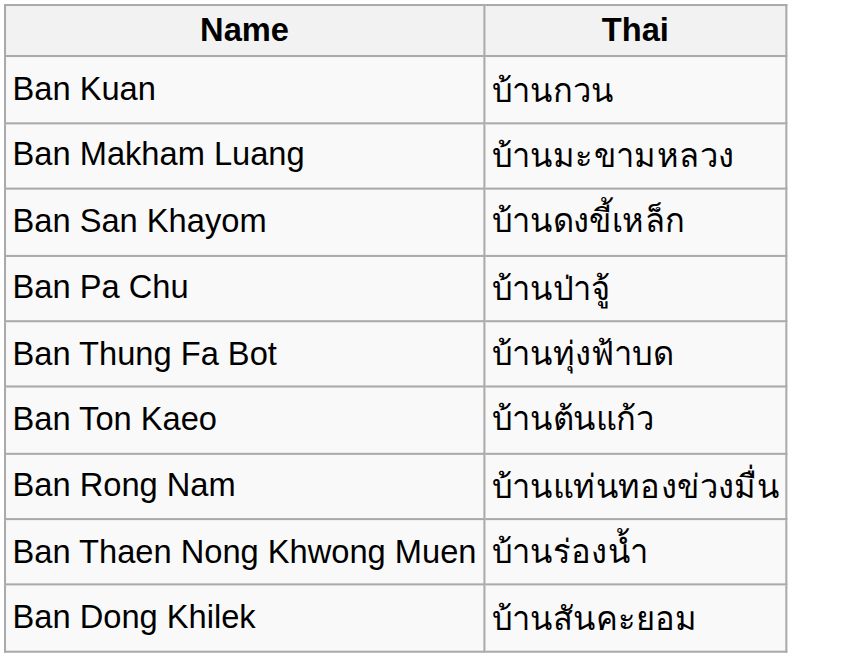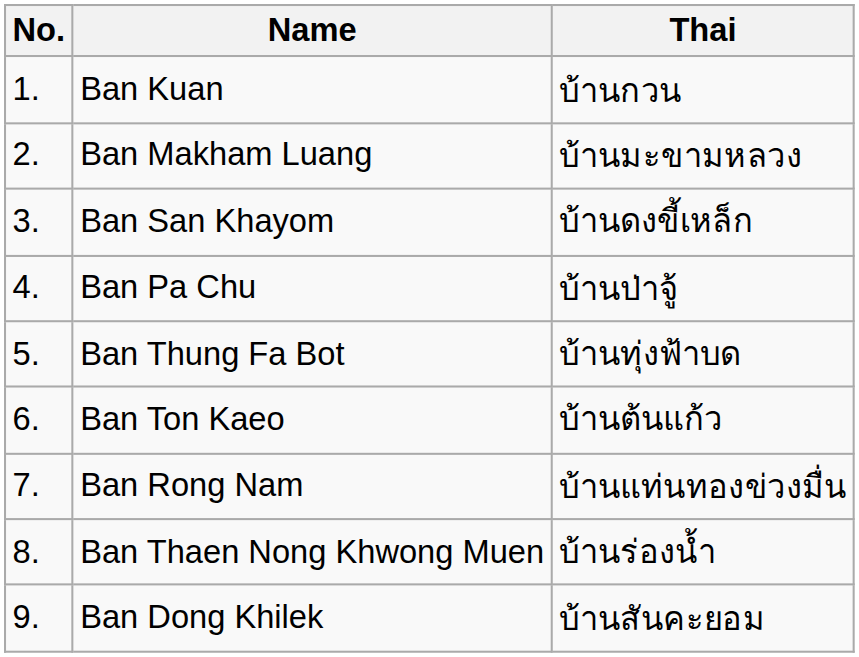+ column: (39, 30)
